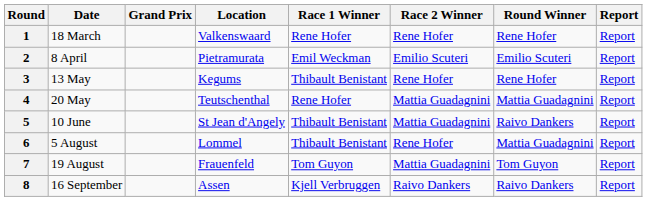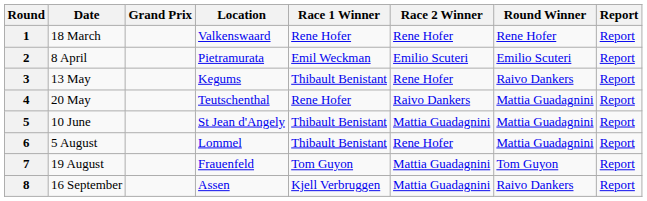(526, 78) Rene Hofer -> (535, 78) Raivo Dankers
(442, 100) Mattia Guadagnini -> (432, 100) Raivo Dankers
(535, 121) Raivo Dankers -> (545, 121) Mattia Guadagnini
(432, 185) Raivo Dankers -> (442, 185) Mattia Guadagnini
